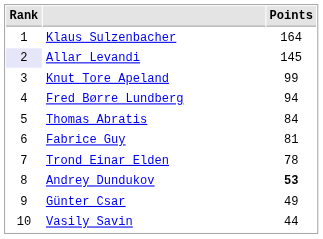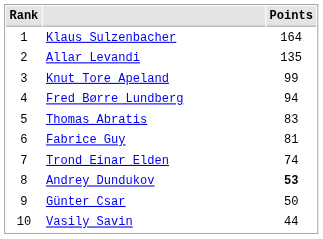(24, 58) lavender background -> (24, 58) no background
(291, 58) 145 -> (291, 58) 135
(291, 120) 84 -> (291, 120) 83
(291, 161) 78 -> (291, 161) 74
(291, 202) 49 -> (291, 202) 50
